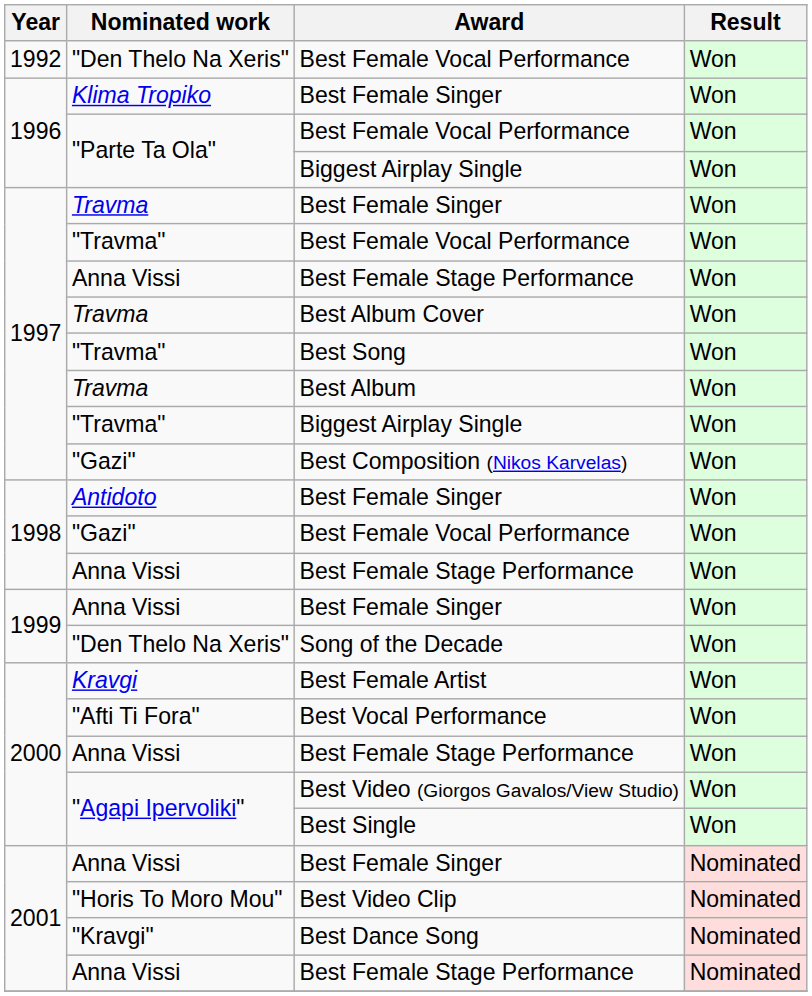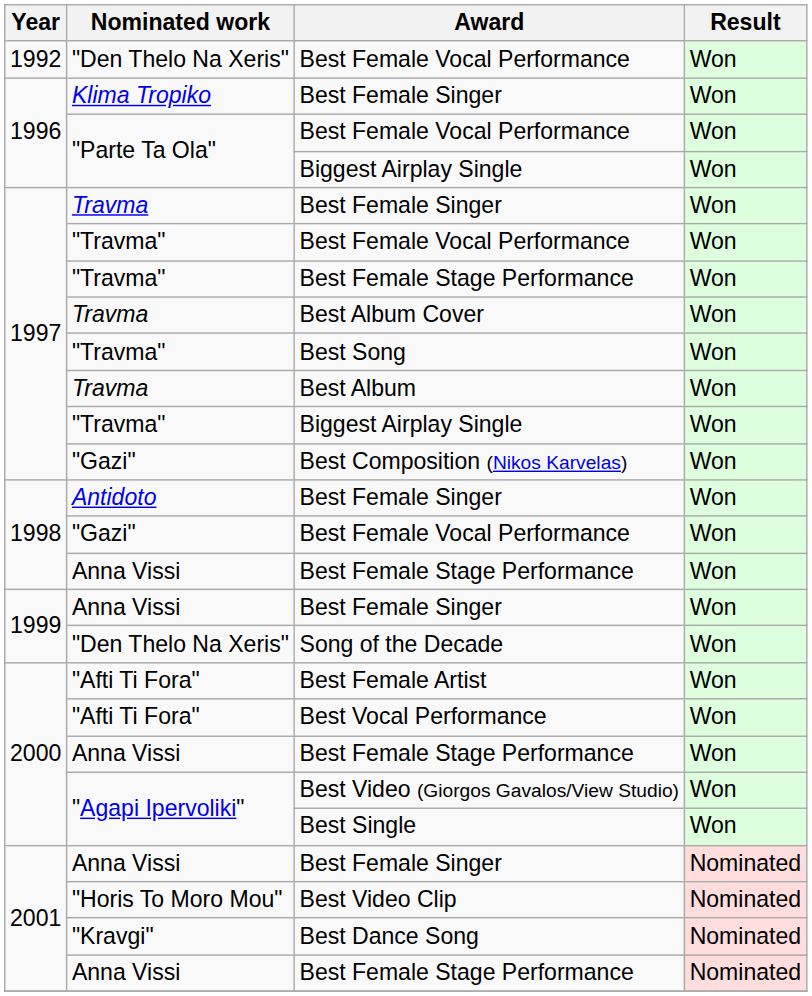(126, 278) Anna Vissi -> (119, 278) "Travma"
(105, 680) Kravgi -> (136, 680) "Afti Ti Fora"
